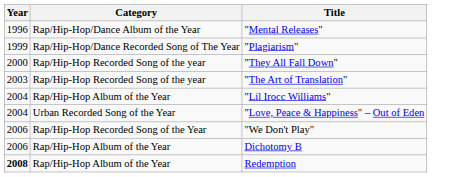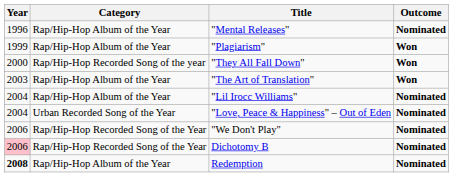+ column: (421, 12)
(116, 29) Rap/Hip-Hop/Dance Album of the Year -> (102, 29) Rap/Hip-Hop Album of the Year
(136, 46) Rap/Hip-Hop/Dance Recorded Song of The Year -> (102, 46) Rap/Hip-Hop Album of the Year
(119, 79) Rap/Hip-Hop Recorded Song of the year -> (102, 79) Rap/Hip-Hop Album of the Year
(17, 146) no background -> (17, 146) pink background
(102, 146) Rap/Hip-Hop Album of the Year -> (120, 146) Rap/Hip-Hop Recorded Song of the Year
